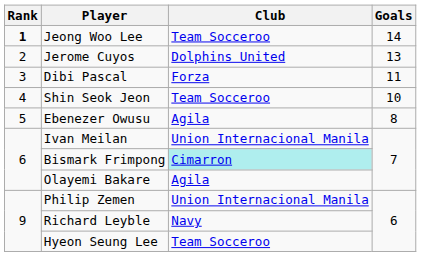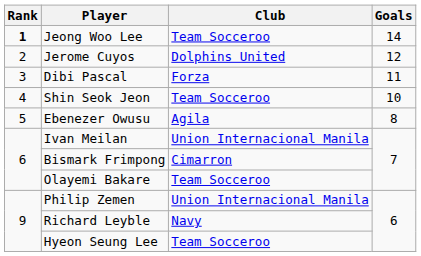(394, 56) 13 -> (394, 56) 12
(202, 159) paleturquoise background -> (202, 159) no background
(190, 180) Agila -> (221, 180) Team Socceroo
